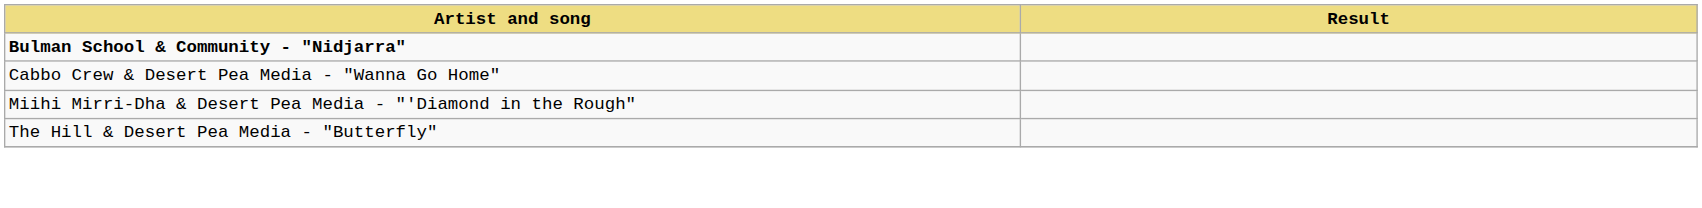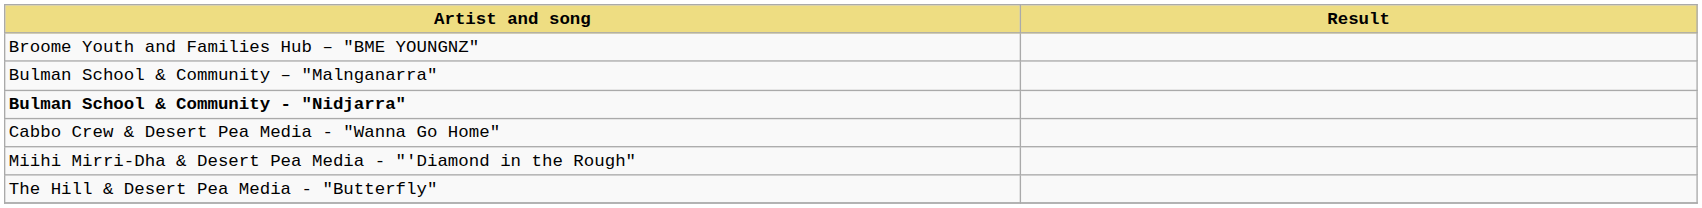+ row: (244, 47)
+ row: (223, 76)
